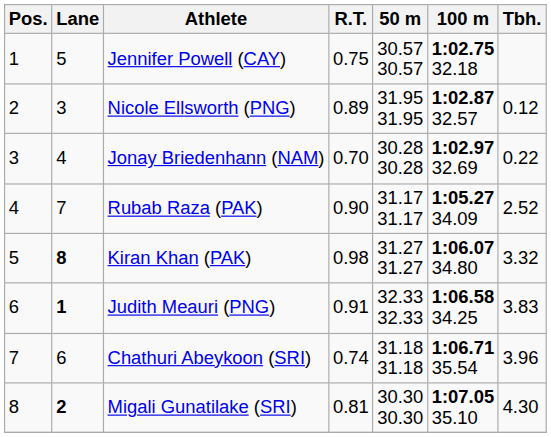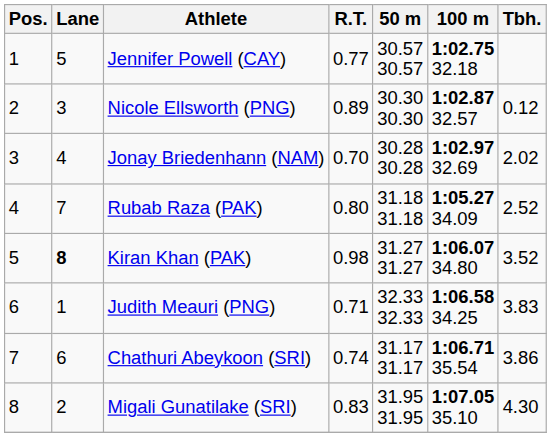(351, 58) 0.75 -> (351, 58) 0.77
(400, 108) 31.95 31.95 -> (400, 108) 30.30 30.30
(521, 158) 0.22 -> (521, 158) 2.02
(351, 208) 0.90 -> (351, 208) 0.80
(400, 208) 31.17 31.17 -> (400, 208) 31.18 31.18
(521, 258) 3.32 -> (521, 258) 3.52
(61, 308) bold -> (61, 308) normal
(351, 308) 0.91 -> (351, 308) 0.71
(400, 357) 31.18 31.18 -> (400, 357) 31.17 31.17
(521, 357) 3.96 -> (521, 357) 3.86
(61, 407) bold -> (61, 407) normal
(351, 407) 0.81 -> (351, 407) 0.83
(400, 407) 30.30 30.30 -> (400, 407) 31.95 31.95
